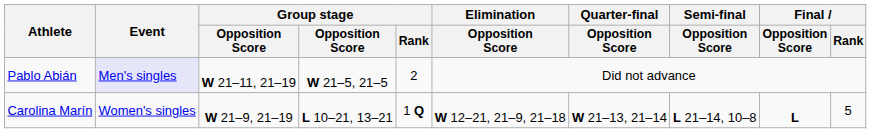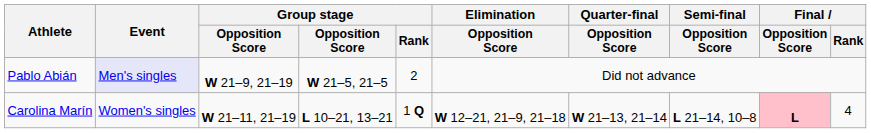(249, 83) W 21–11, 21–19 -> (249, 83) W 21–9, 21–19
(249, 118) W 21–9, 21–19 -> (249, 118) W 21–11, 21–19
(795, 118) no background -> (795, 118) pink background
(848, 110) 5 -> (848, 110) 4
